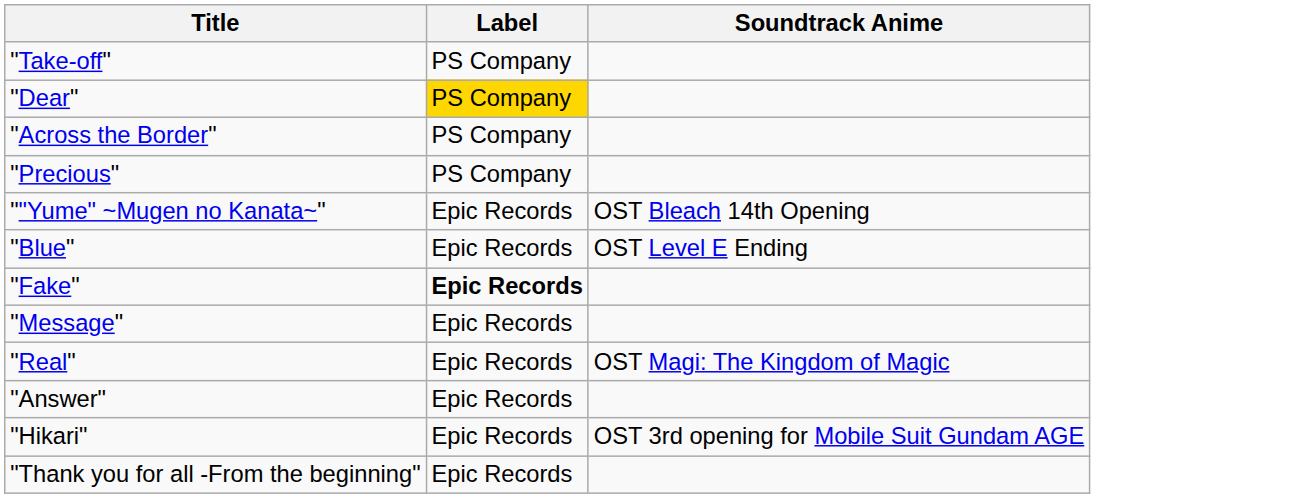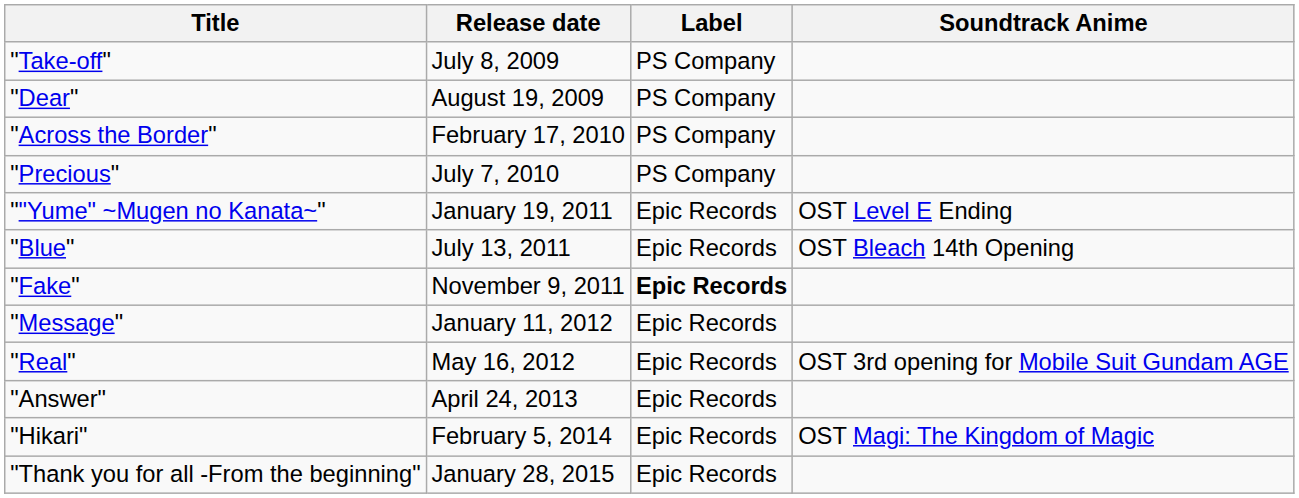+ column: (528, 23)
(501, 98) gold background -> (706, 98) no background
(732, 211) OST Bleach 14th Opening -> (905, 211) OST Level E Ending
(701, 248) OST Level E Ending -> (936, 248) OST Bleach 14th Opening
(772, 361) OST Magi: The Kingdom of Magic -> (1043, 361) OST 3rd opening for Mobile Suit Gundam AGE
(839, 436) OST 3rd opening for Mobile Suit Gundam AGE -> (976, 436) OST Magi: The Kingdom of Magic
